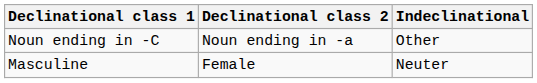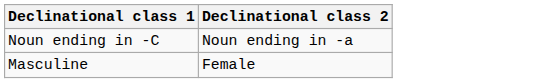- column: (462, 17)
